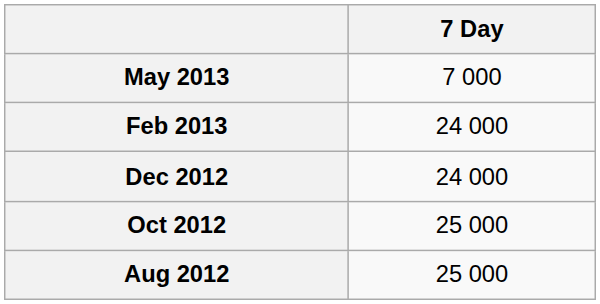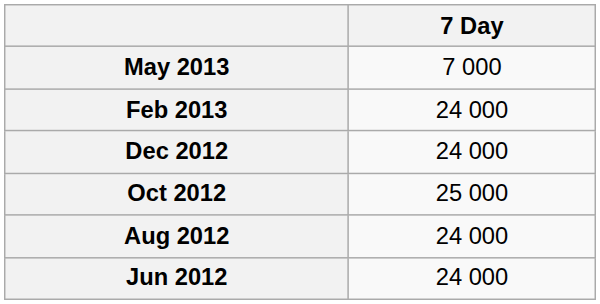(472, 274) 25 000 -> (472, 235) 24 000
+ row: (177, 277)
